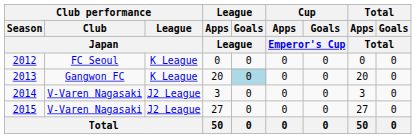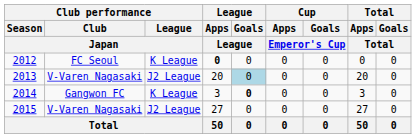(217, 61) normal -> (217, 61) bold
(95, 77) Gangwon FC -> (95, 77) V-Varen Nagasaki
(174, 77) K League -> (174, 77) J2 League
(95, 93) V-Varen Nagasaki -> (95, 93) Gangwon FC
(174, 93) J2 League -> (174, 93) K League
(249, 93) normal -> (249, 93) bold
